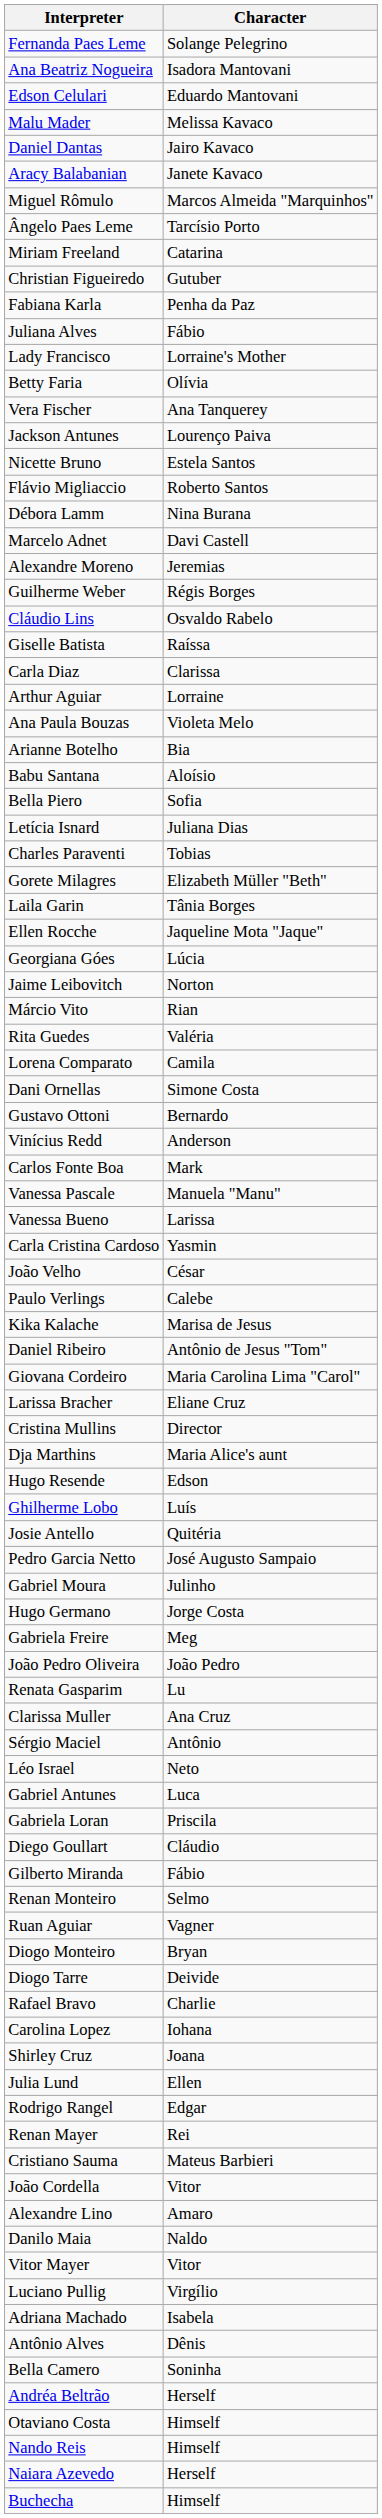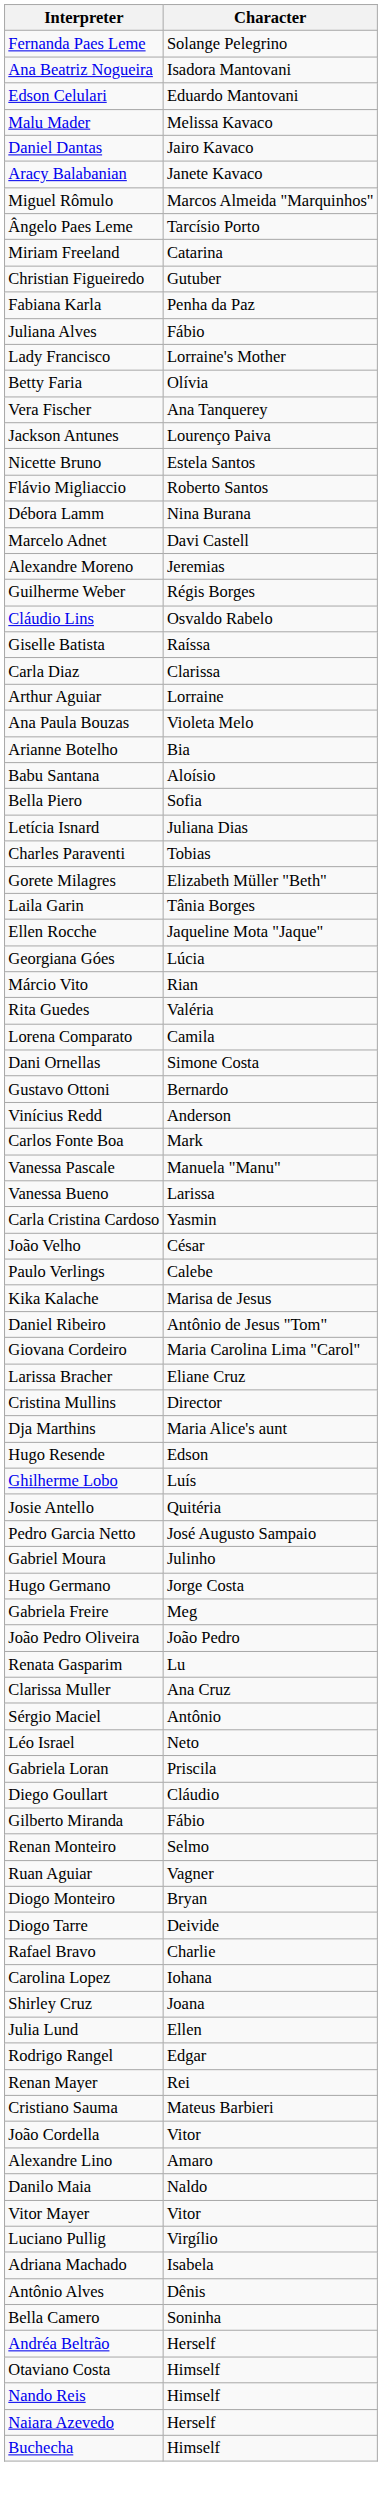- row: (65, 984)
- row: (62, 1794)
